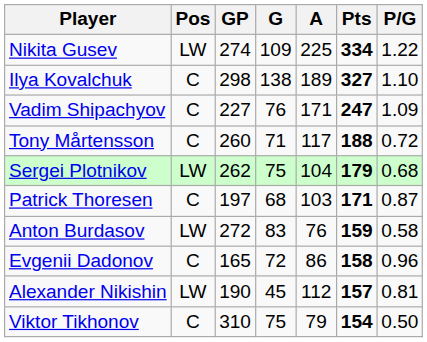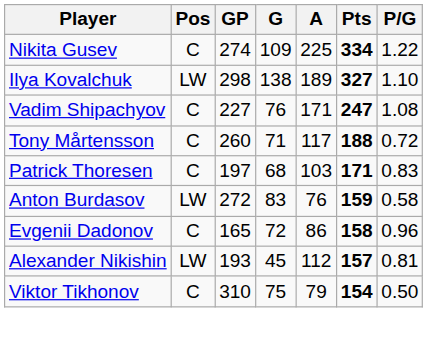(193, 49) LW -> (193, 49) C
(193, 79) C -> (193, 79) LW
(400, 110) 1.09 -> (400, 110) 1.08
- row: (78, 170)
(400, 200) 0.87 -> (400, 170) 0.83
(235, 291) 190 -> (235, 261) 193
